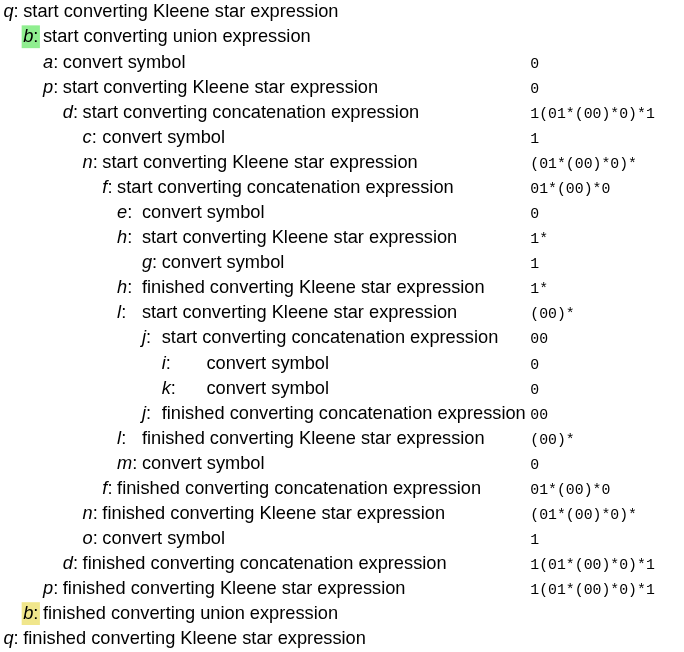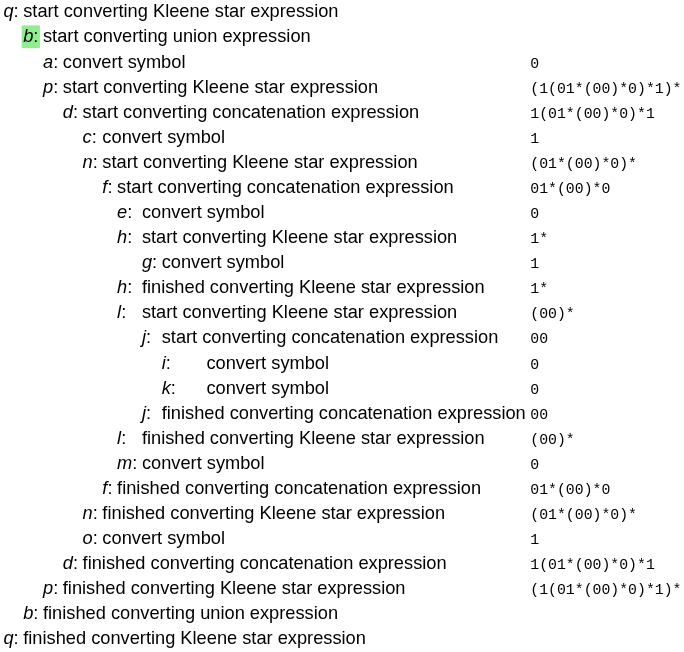(535, 89) 0 -> (606, 89) (1(01*(00)*0)*1)*
(593, 590) 1(01*(00)*0)*1 -> (606, 590) (1(01*(00)*0)*1)*
(31, 613) khaki background -> (31, 613) no background
